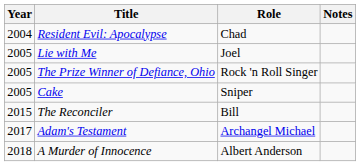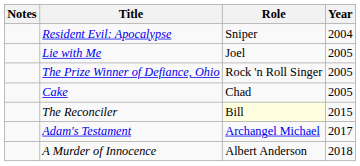columns swapped: (20, 14) <-> (338, 14)
(233, 33) Chad -> (241, 33) Sniper
(237, 92) Sniper -> (238, 92) Chad
(230, 111) no background -> (235, 111) lightyellow background
